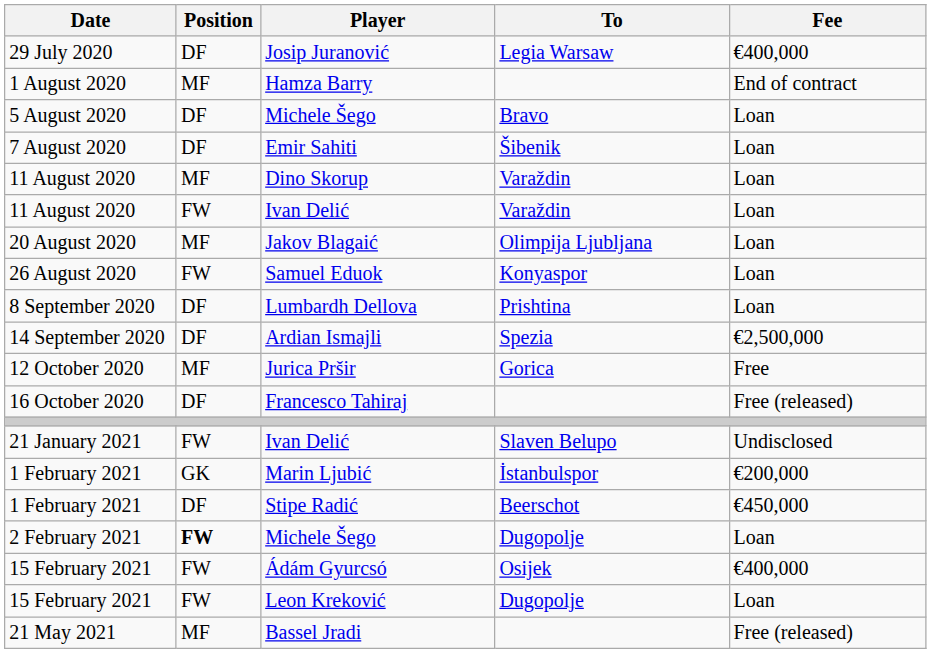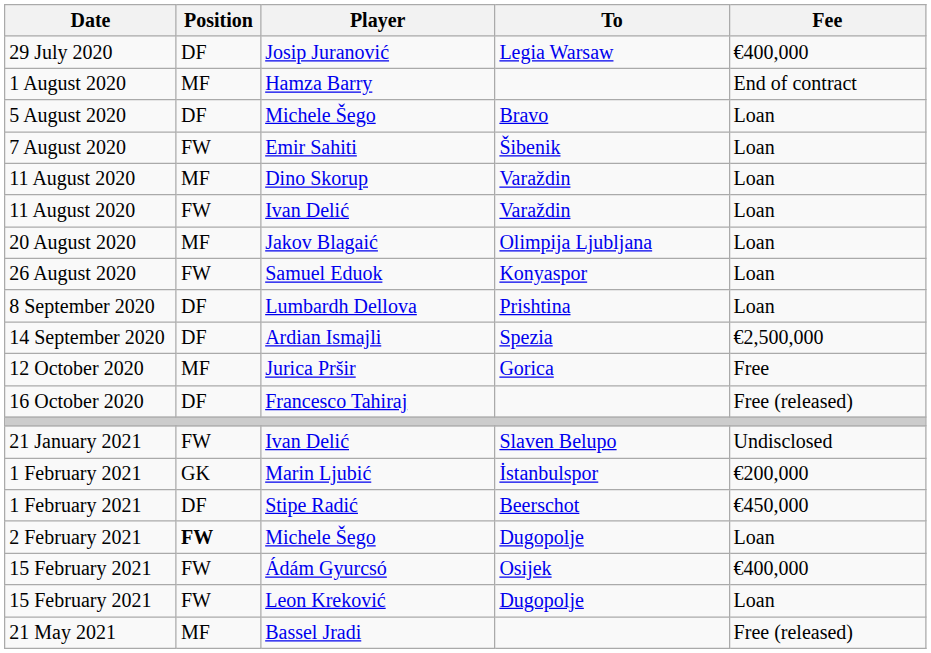(194, 147) DF -> (196, 147) FW
